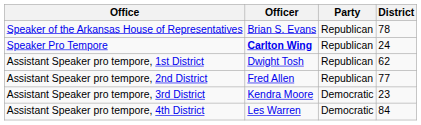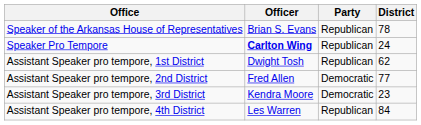(347, 78) Republican -> (347, 78) Democratic
(347, 111) Democratic -> (347, 111) Republican
